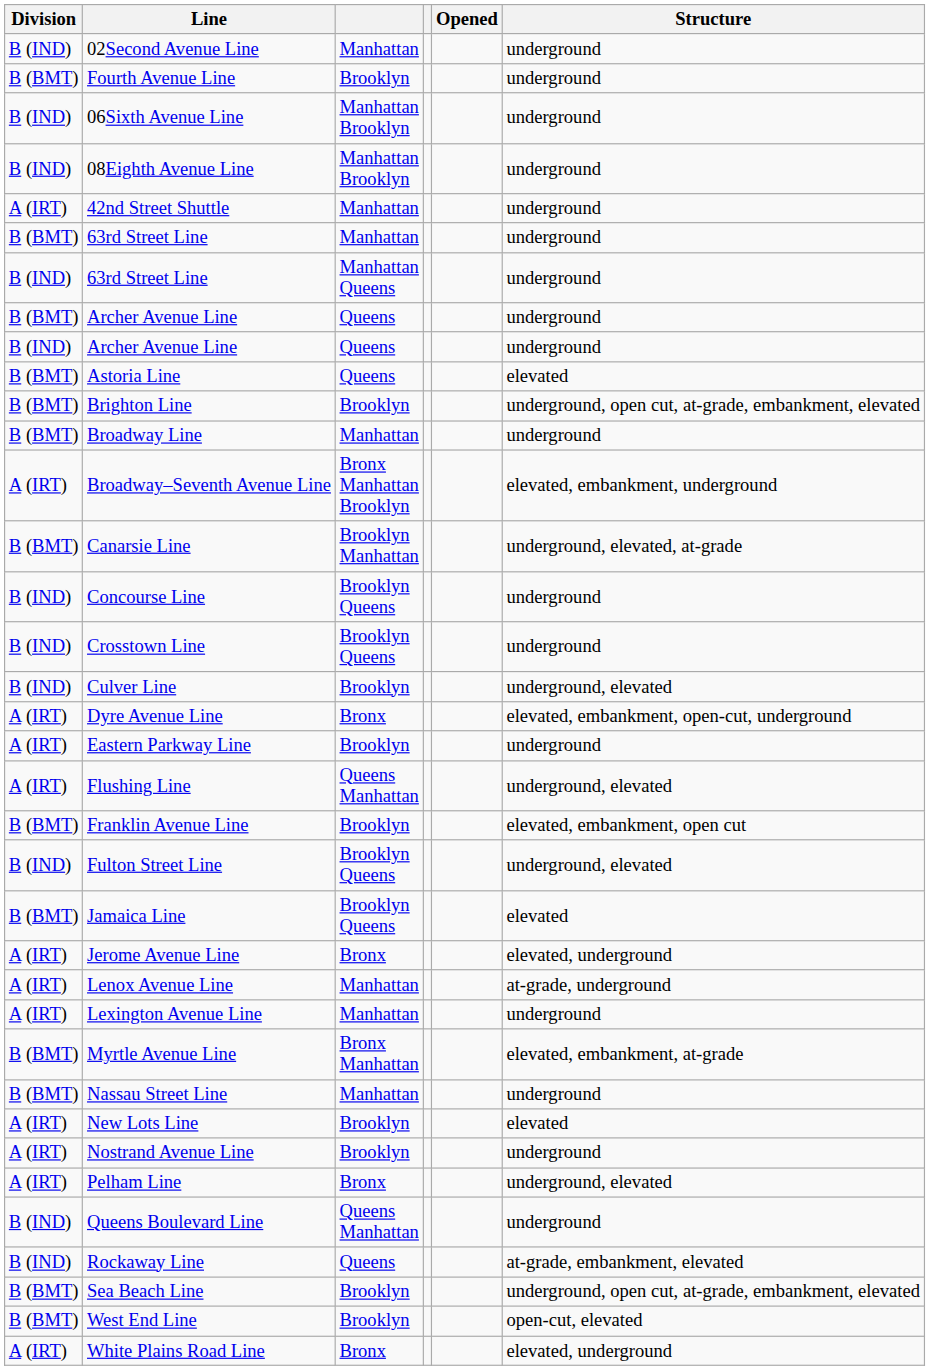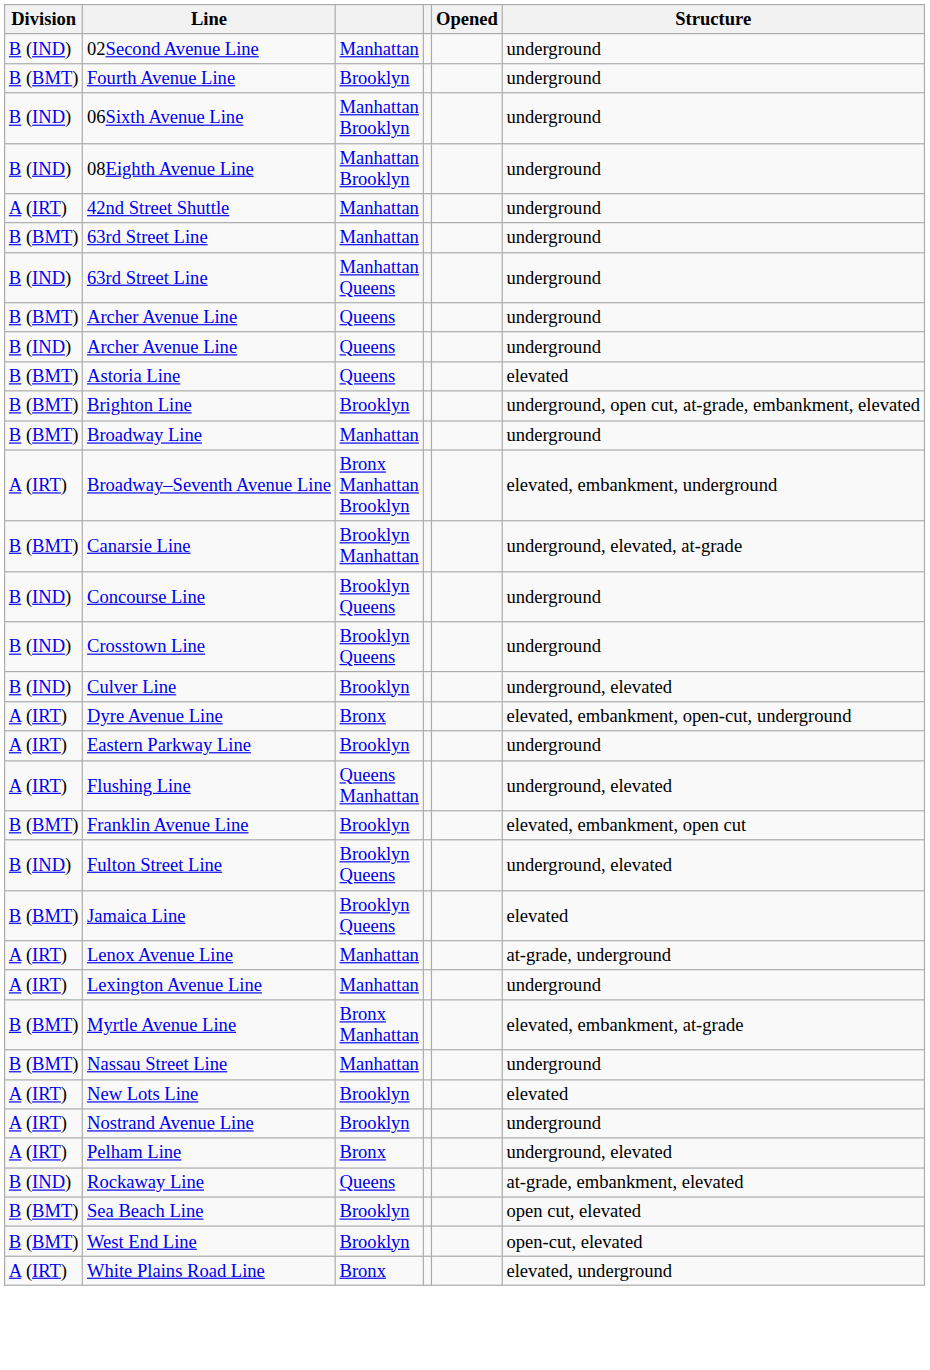- row: (38, 955)
- row: (40, 1222)
(713, 1291) underground, open cut, at-grade, embankment, elevated -> (574, 1211) open cut, elevated
